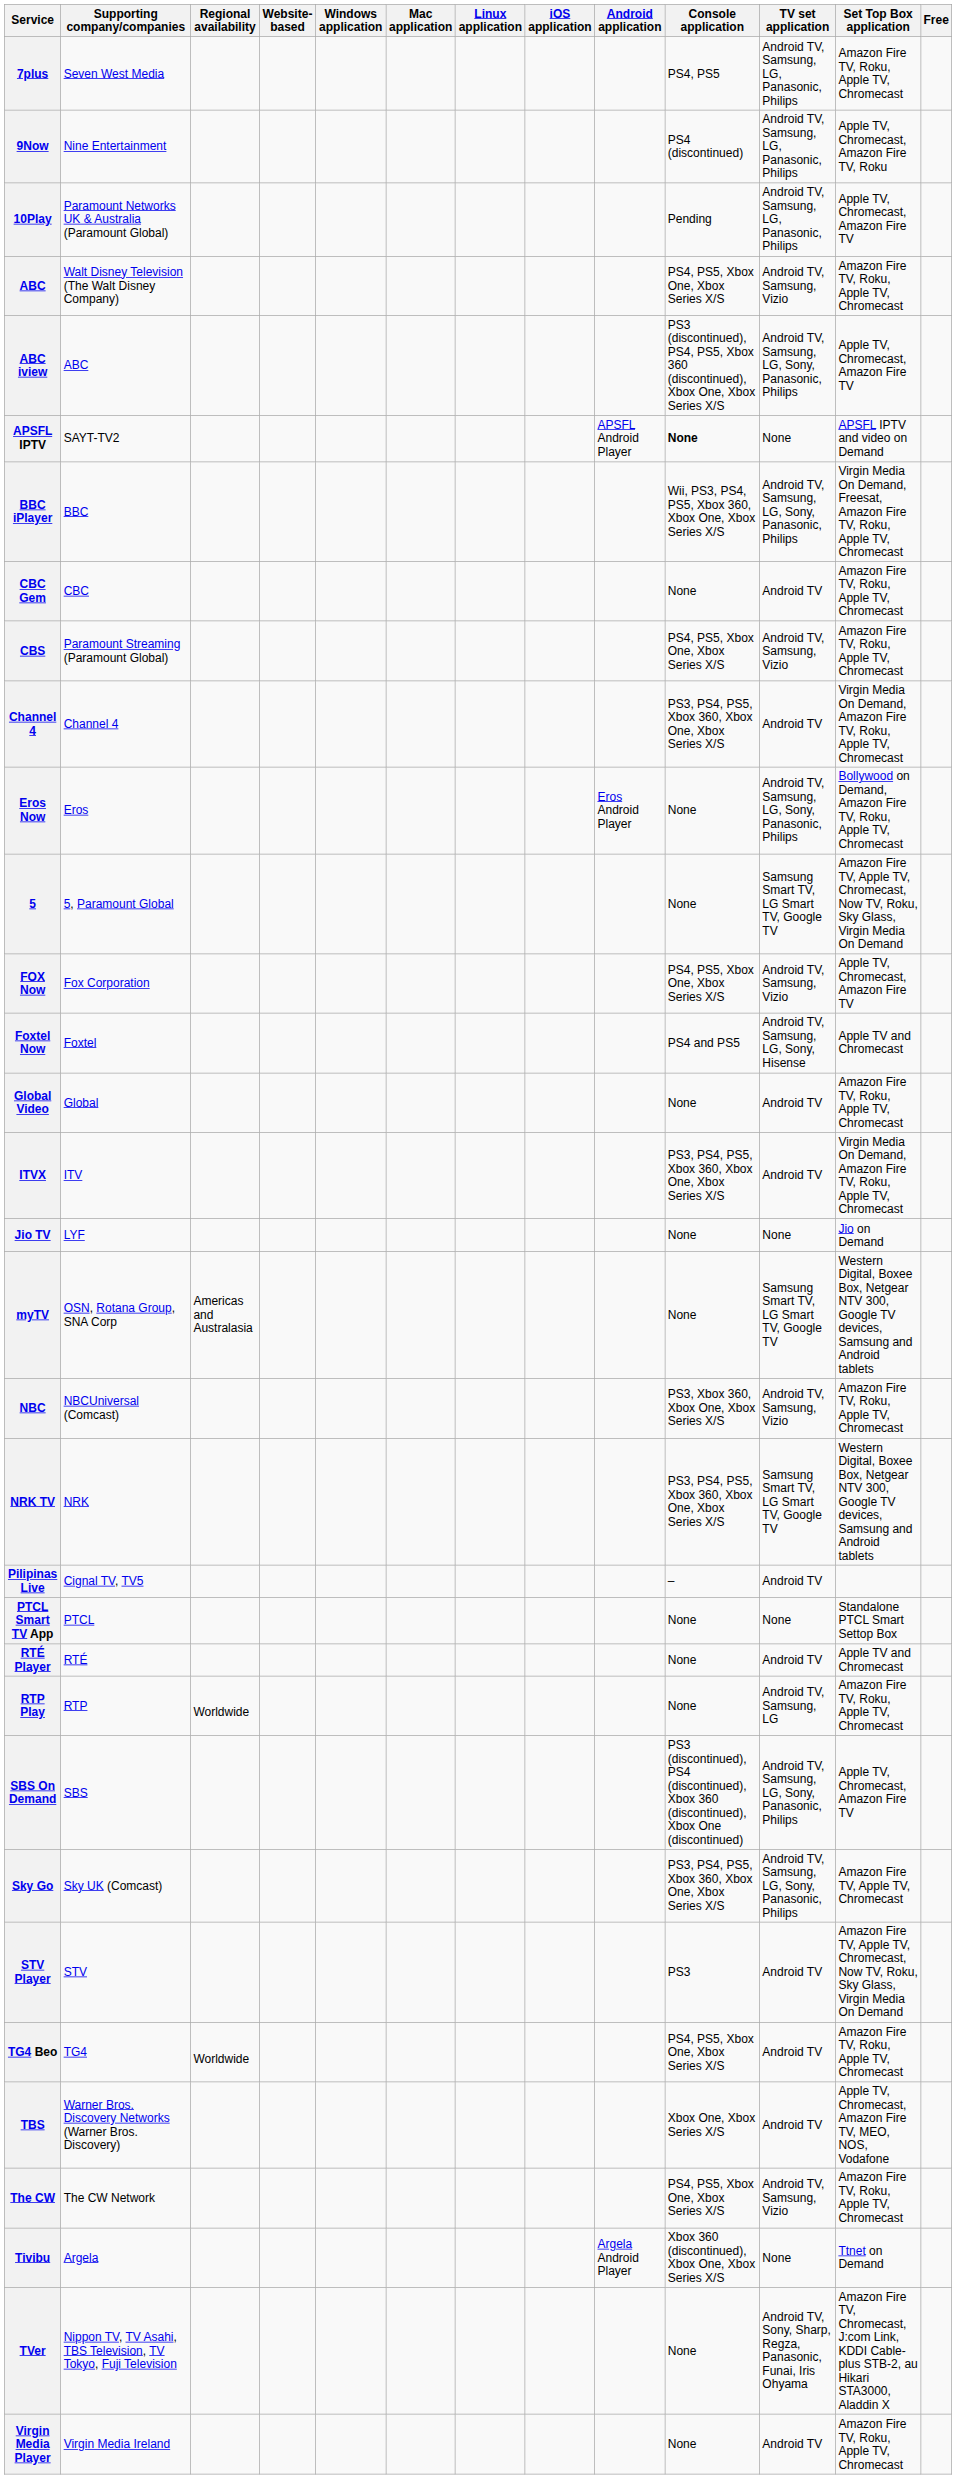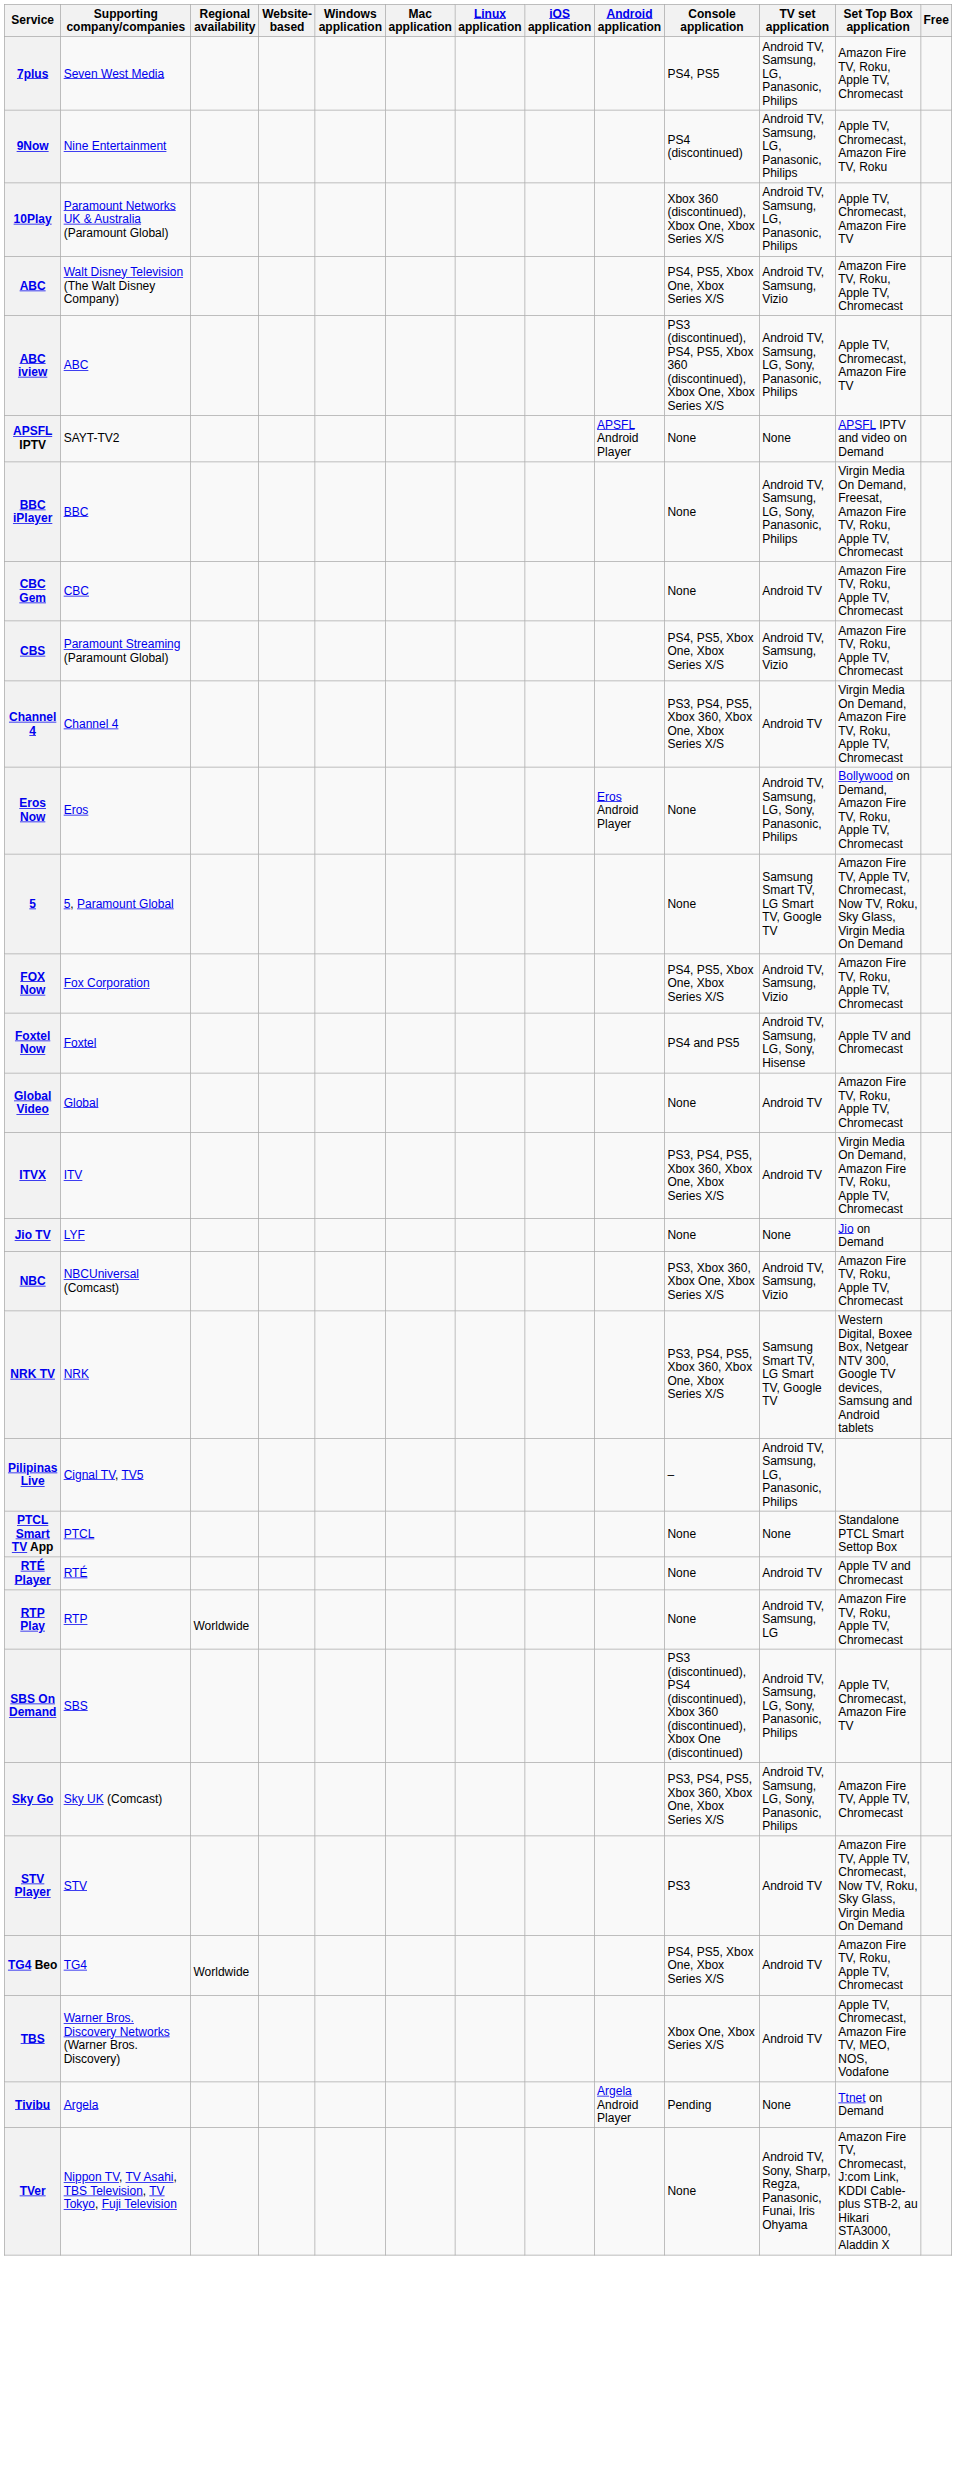(690, 219) Pending -> (711, 219) Xbox 360 (discontinued), Xbox One, Xbox Series X/S
(683, 438) bold -> (682, 438) normal
(711, 511) Wii, PS3, PS4, PS5, Xbox 360, Xbox One, Xbox Series X/S -> (682, 511) None
(872, 983) Apple TV, Chromecast, Amazon Fire TV -> (872, 983) Amazon Fire TV, Roku, Apple TV, Chromecast
- row: (33, 1315)
(792, 1581) Android TV -> (793, 1474) Android TV, Samsung, LG, Panasonic, Philips
- row: (33, 2198)
(711, 2257) Xbox 360 (discontinued), Xbox One, Xbox Series X/S -> (689, 2104) Pending
- row: (33, 2444)
